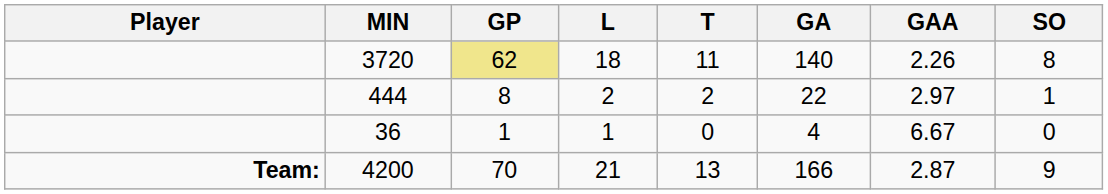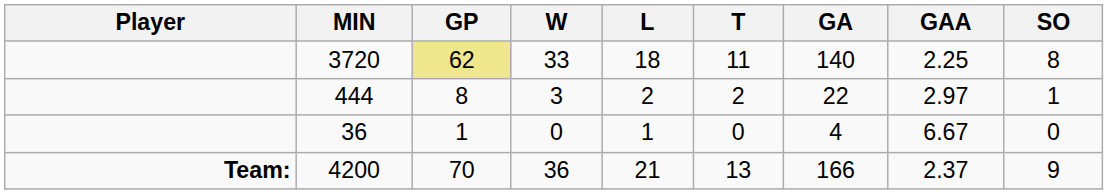+ column: (557, 22)
(933, 59) 2.26 -> (946, 59) 2.25
(933, 170) 2.87 -> (946, 170) 2.37
